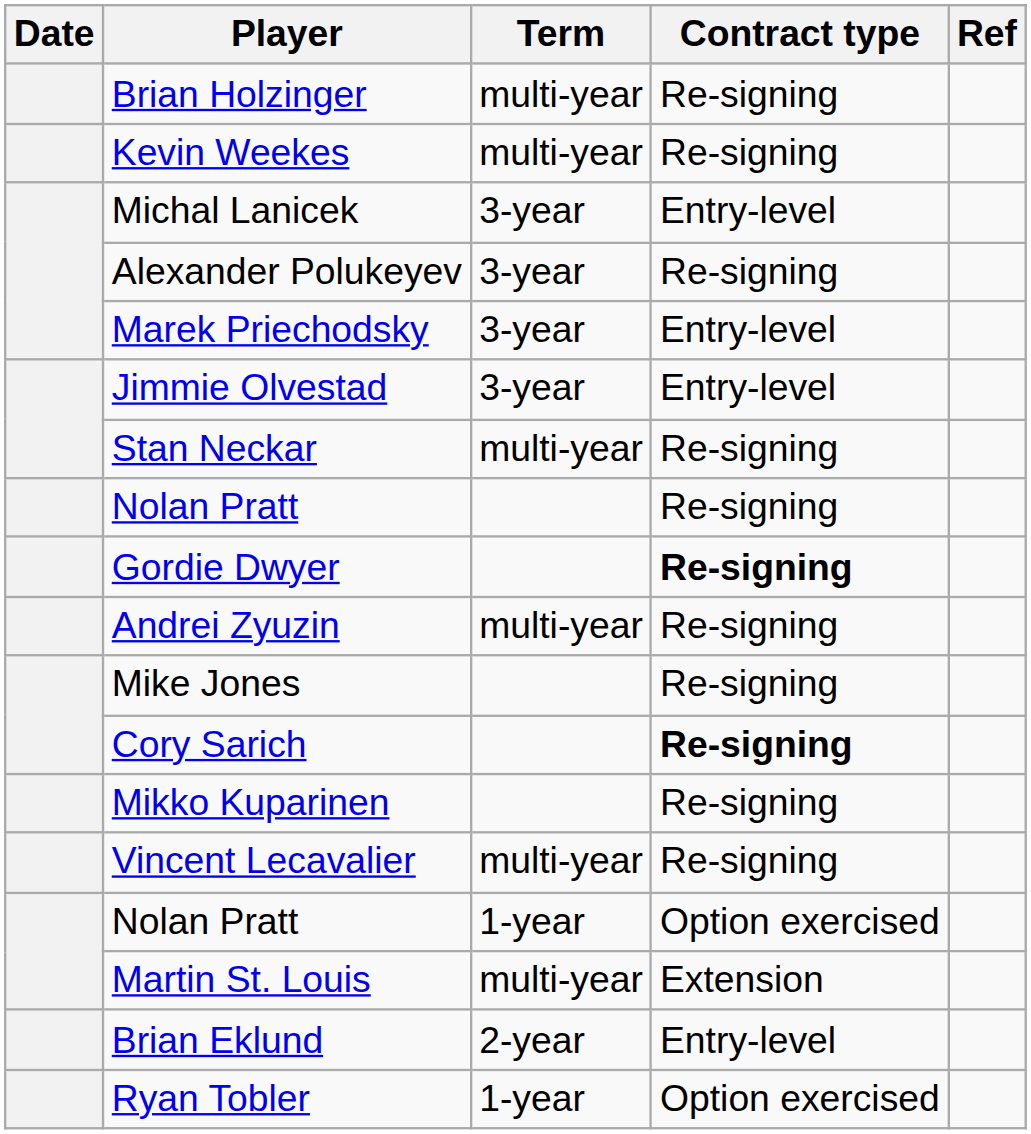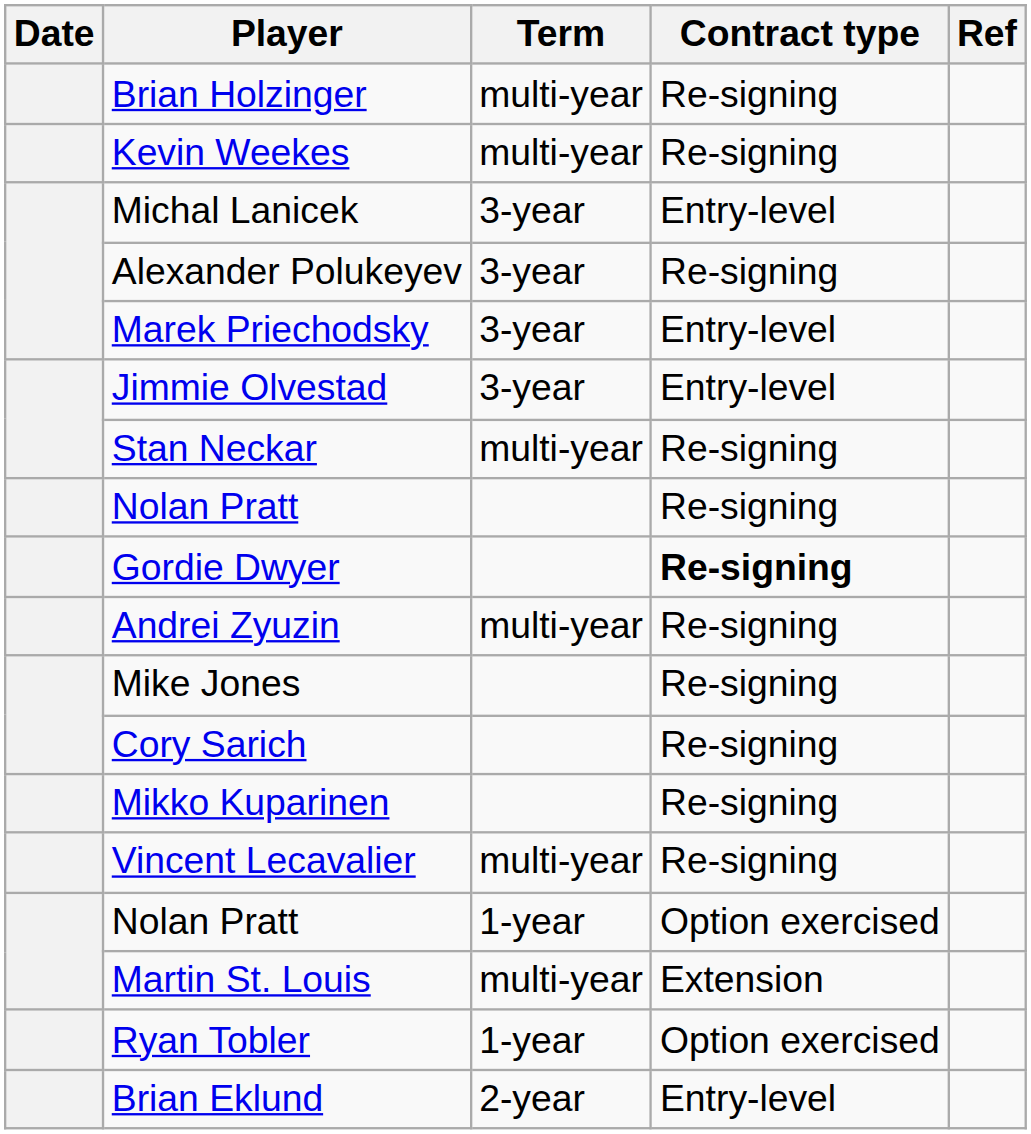(756, 743) bold -> (749, 743) normal
rows swapped: (217, 1039) <-> (211, 1098)
